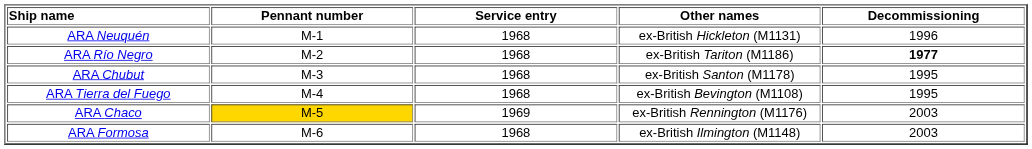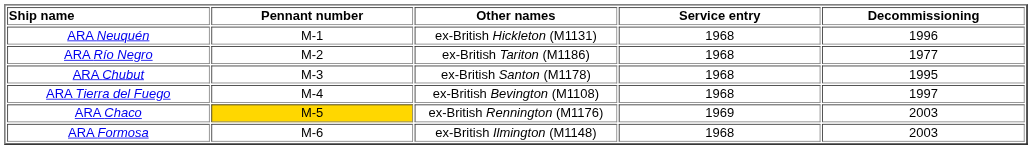columns swapped: (720, 16) <-> (516, 16)
(924, 55) bold -> (924, 55) normal
(924, 94) 1995 -> (924, 94) 1997
